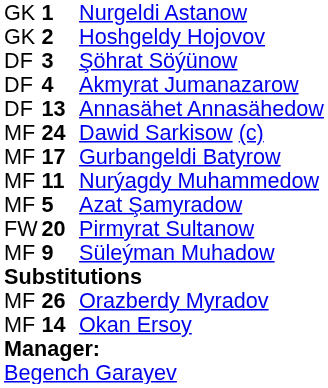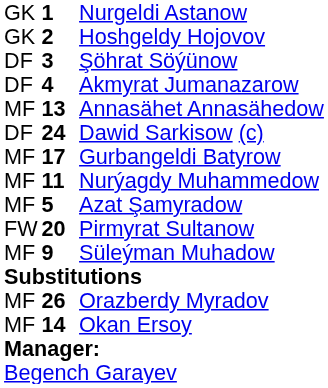(18, 108) DF -> (20, 108) MF
(20, 132) MF -> (18, 132) DF
